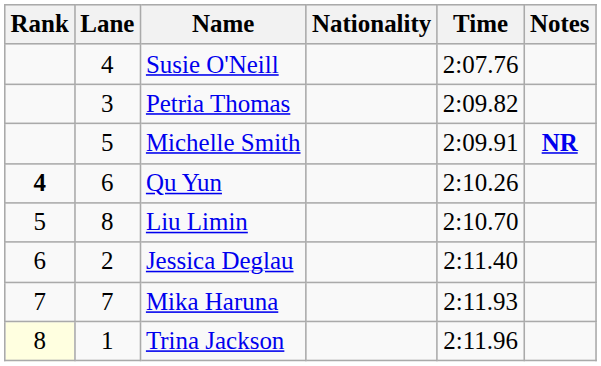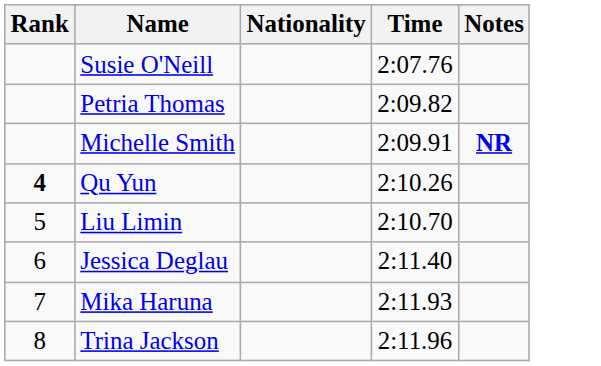- column: (107, 24)
(40, 340) lightyellow background -> (40, 340) no background
